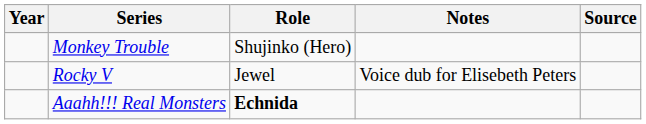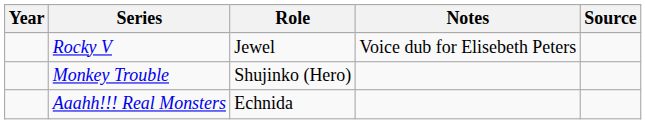rows swapped: (82, 75) <-> (111, 47)
(266, 103) bold -> (264, 103) normal
